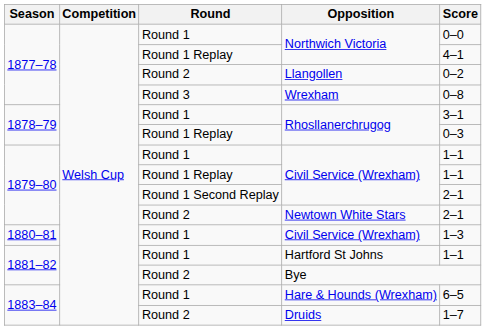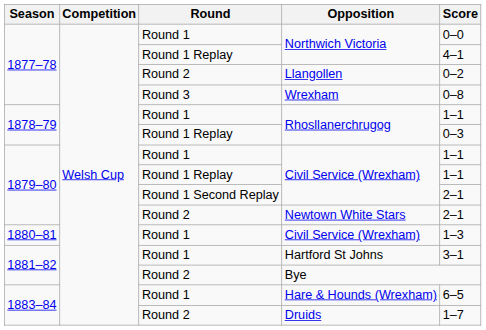(453, 114) 3–1 -> (453, 114) 1–1
(453, 255) 1–1 -> (453, 255) 3–1
